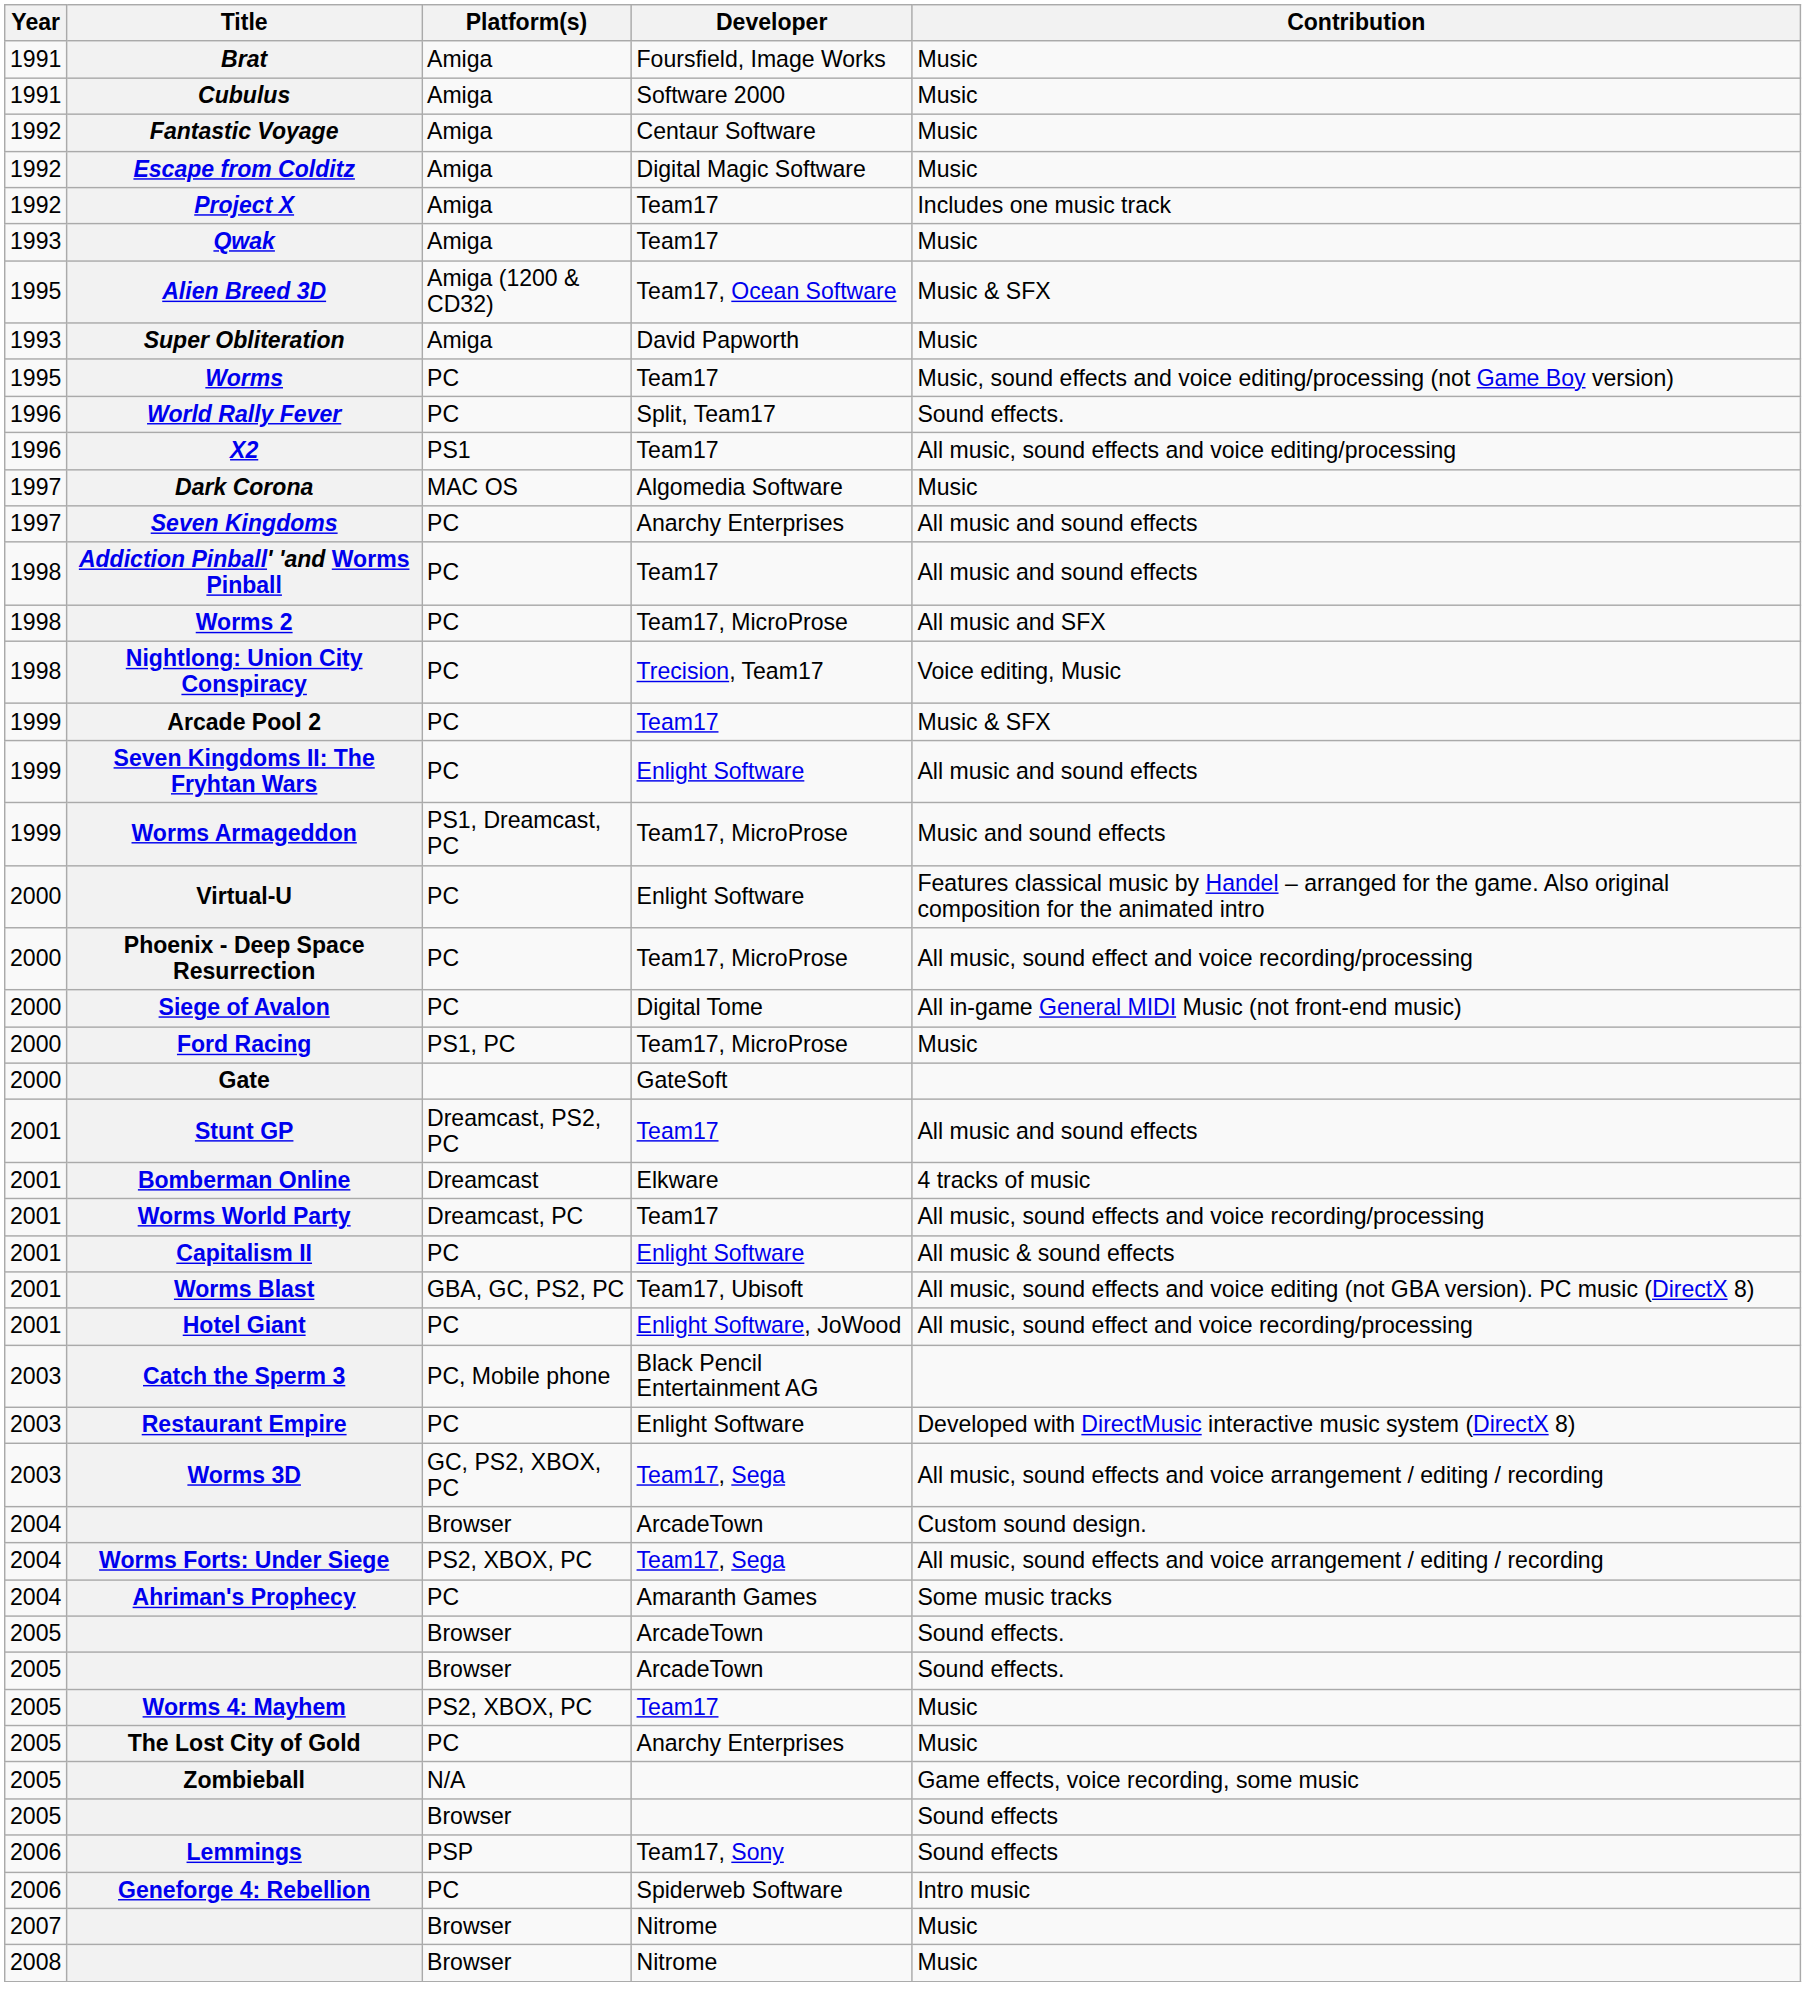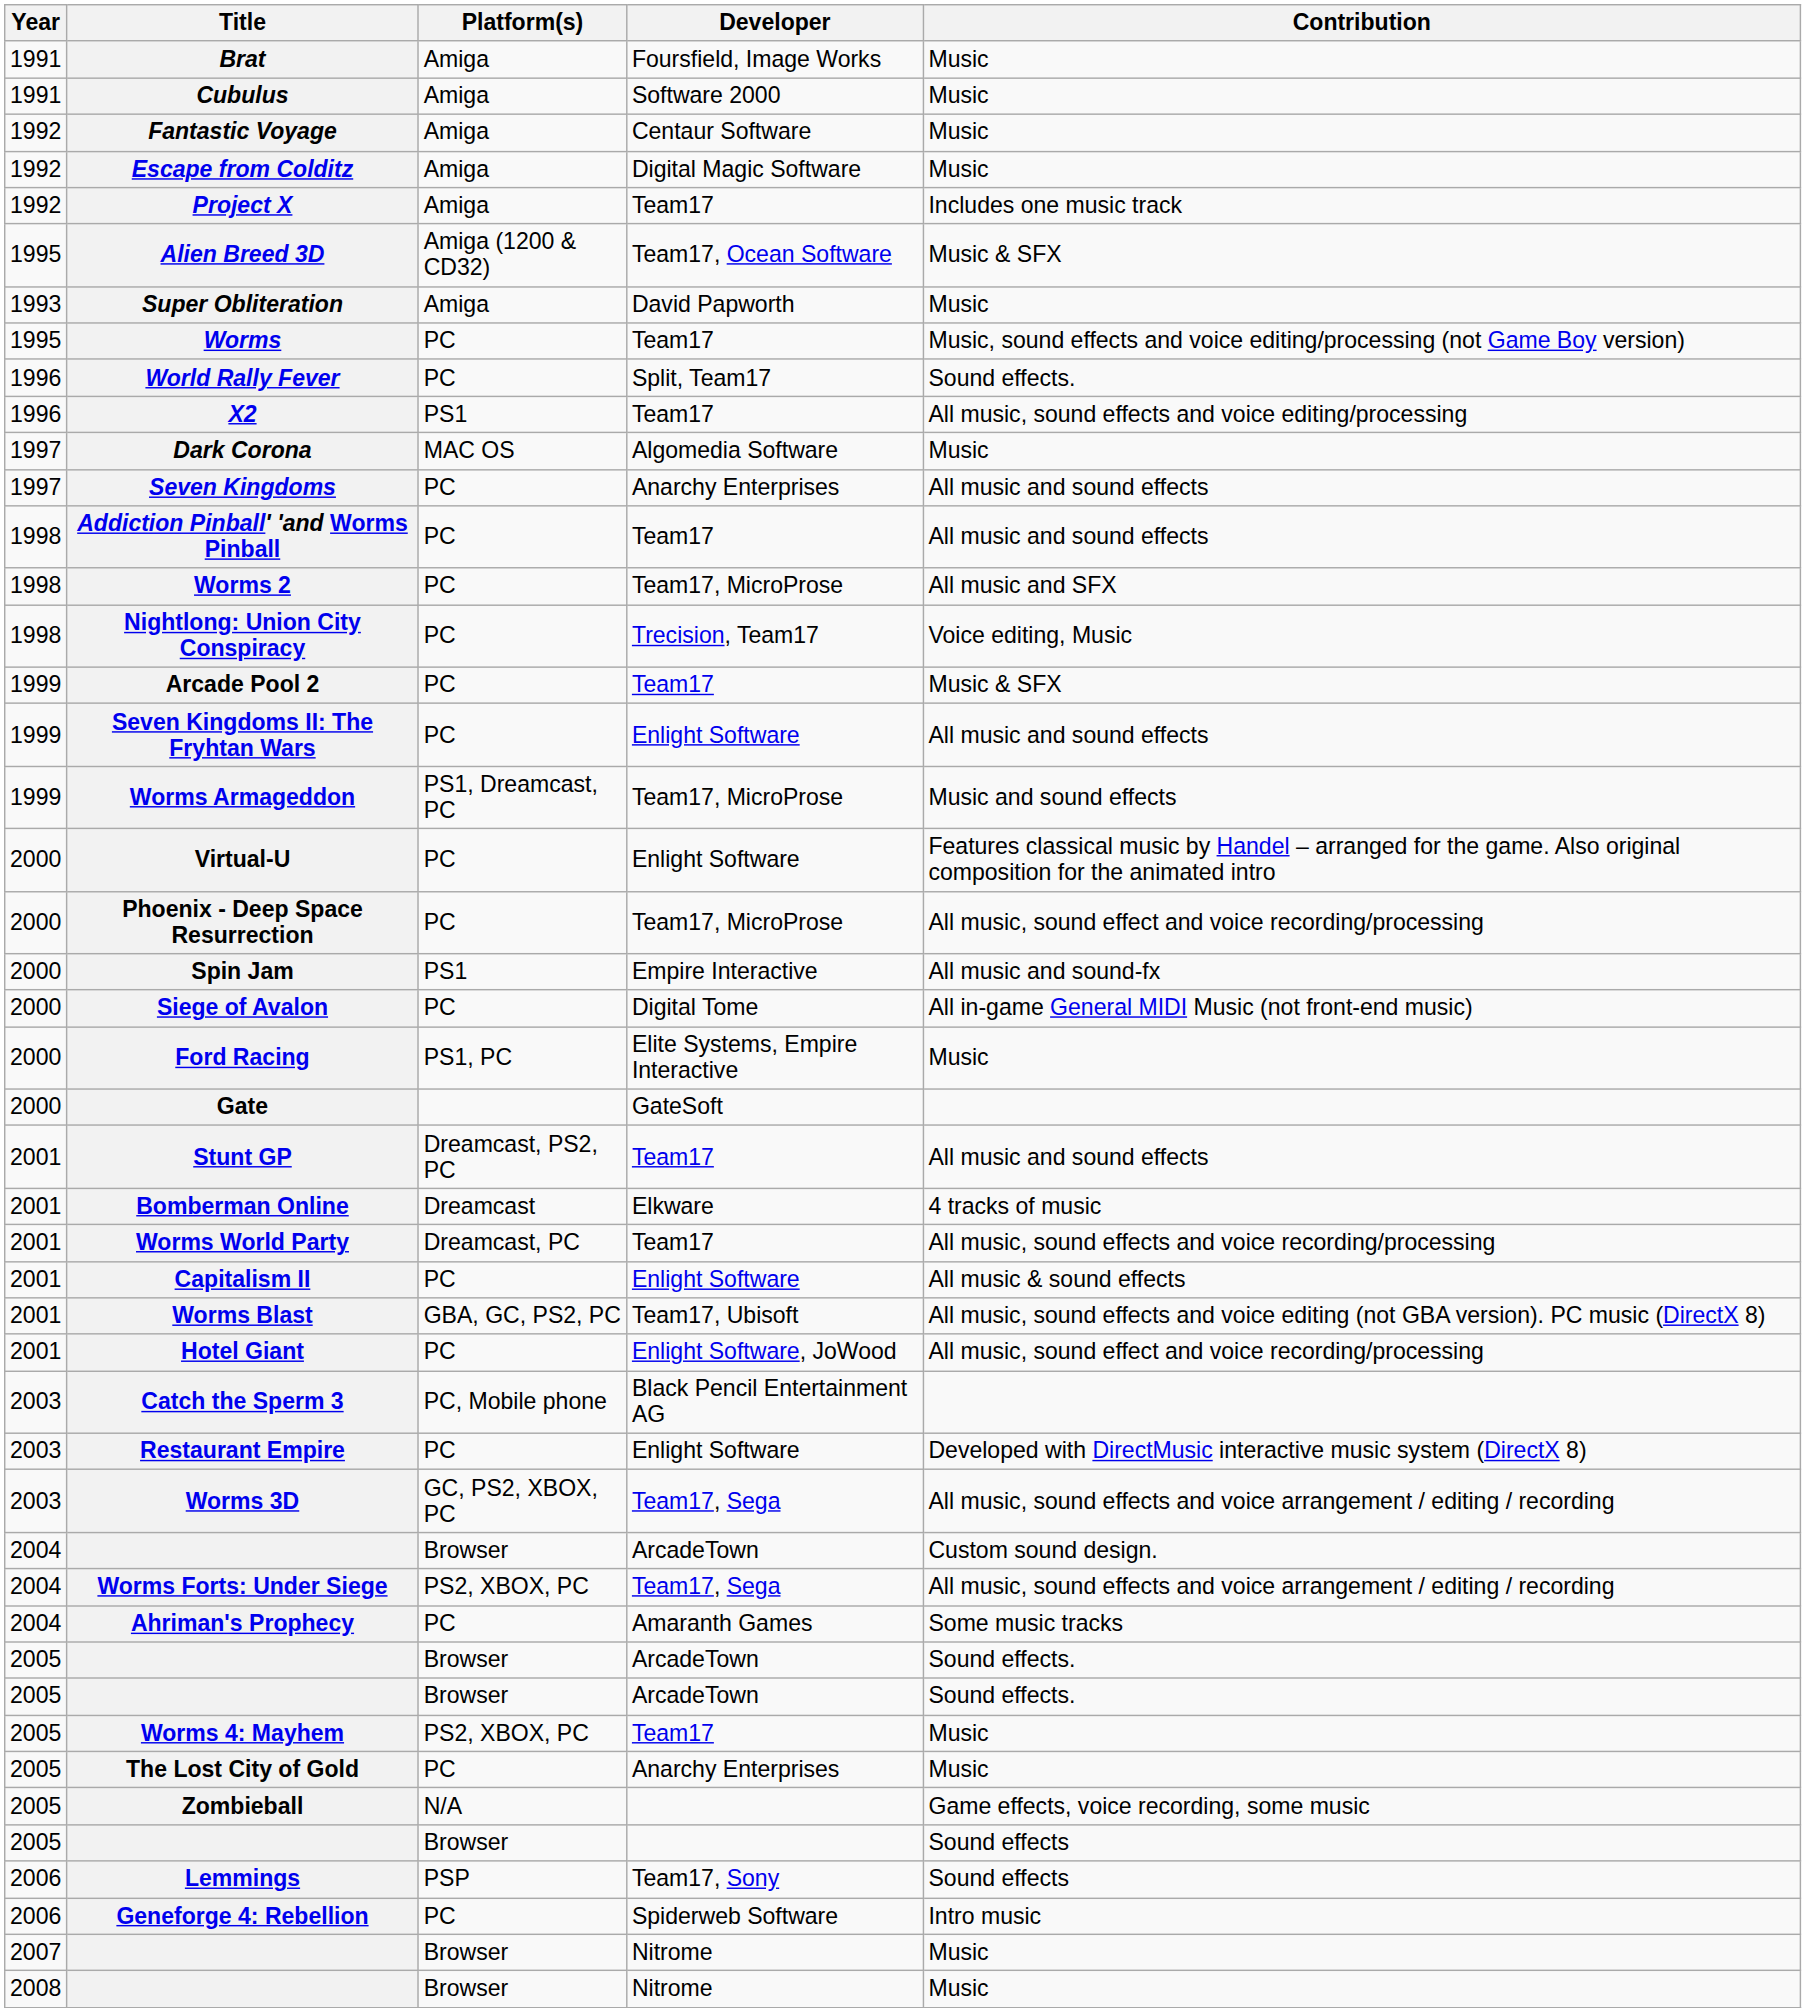- row: (36, 242)
+ row: (36, 971)
(742, 1044) Team17, MicroProse -> (745, 1057) Elite Systems, Empire Interactive
